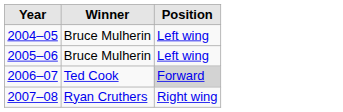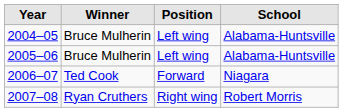+ column: (279, 14)
(181, 76) lightgrey background -> (181, 76) no background
